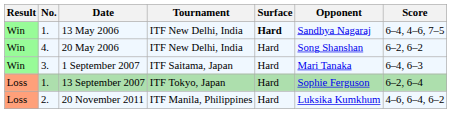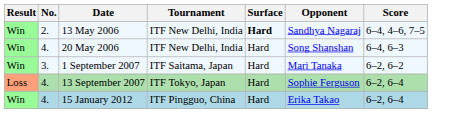(45, 30) 1. -> (45, 30) 2.
(404, 47) 6–2, 6–2 -> (385, 47) 6–4, 6–3
(404, 64) 6–4, 6–3 -> (385, 64) 6–2, 6–2
(45, 82) 1. -> (45, 82) 4.
- row: (103, 99)
+ row: (97, 99)
